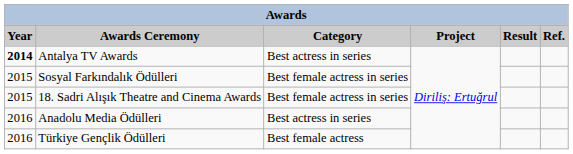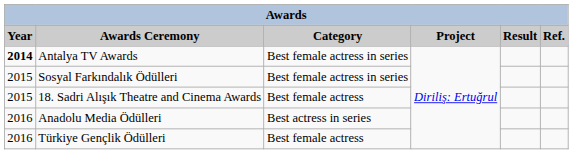(319, 56) Best actress in series -> (338, 56) Best female actress in series
(338, 97) Best female actress in series -> (315, 97) Best female actress
